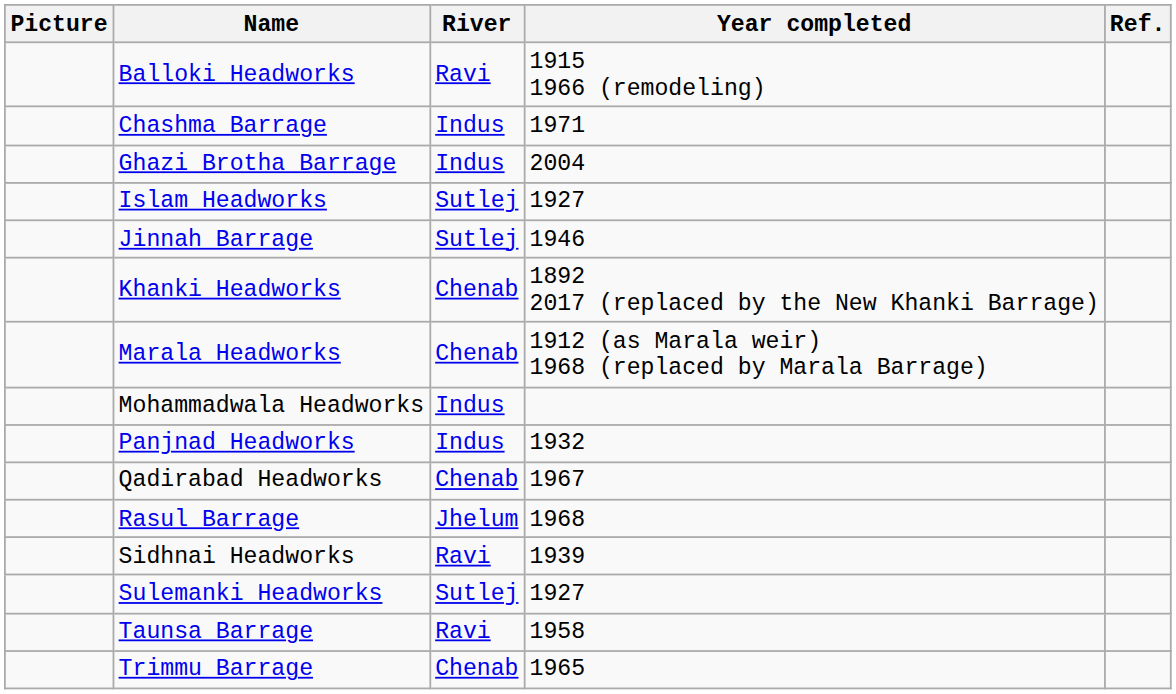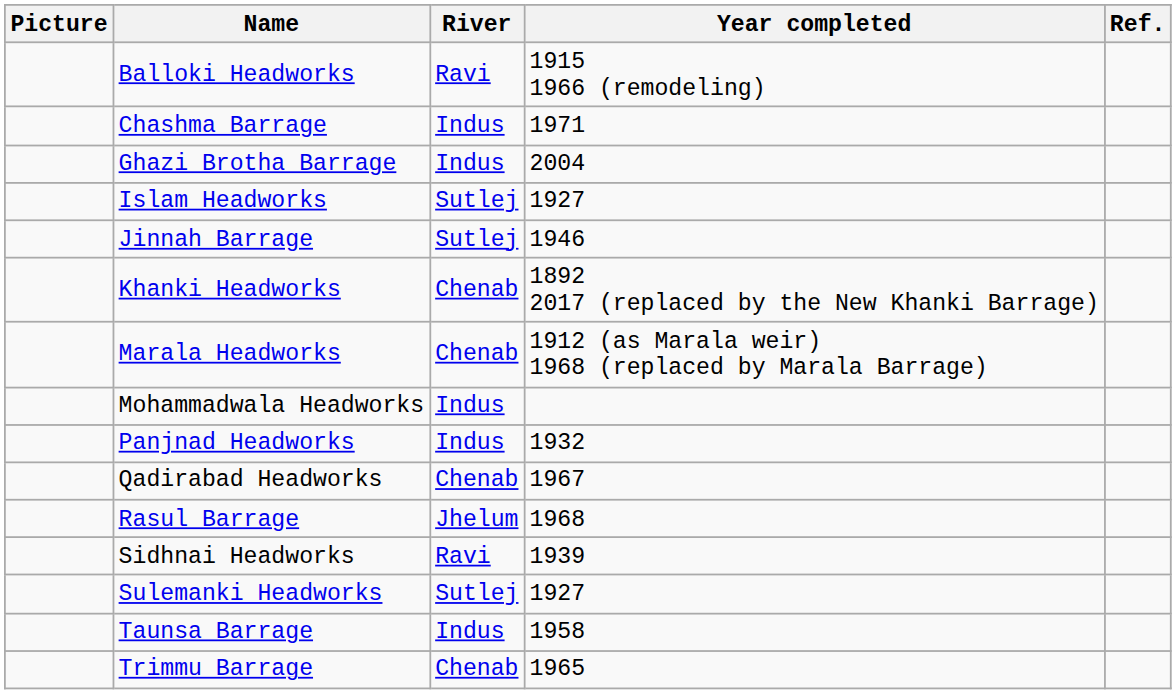(463, 632) Ravi -> (470, 632) Indus
